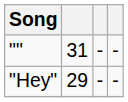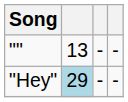(77, 50) 31 -> (77, 50) 13
(77, 81) no background -> (77, 81) lightblue background
